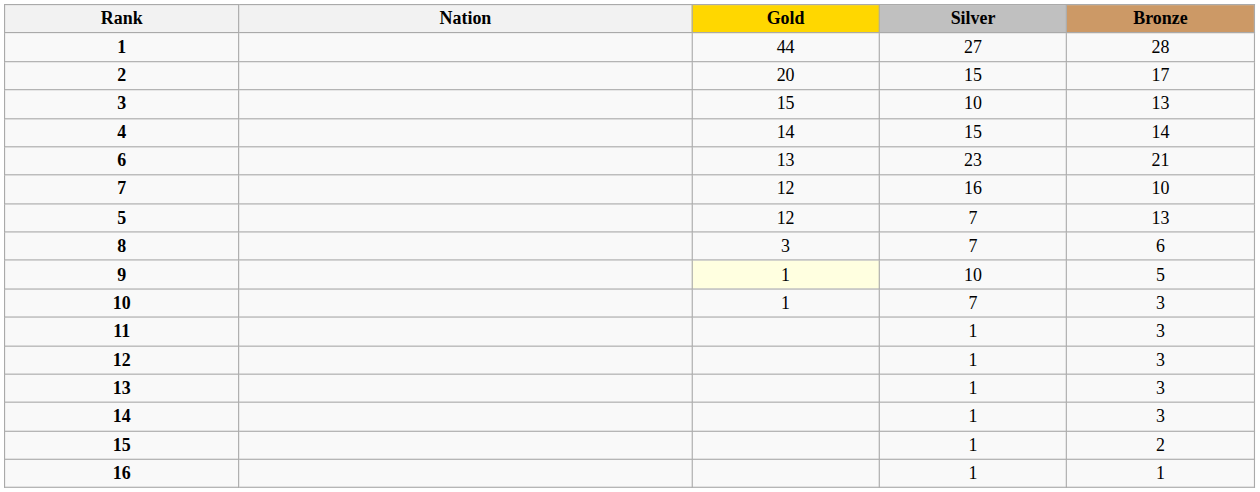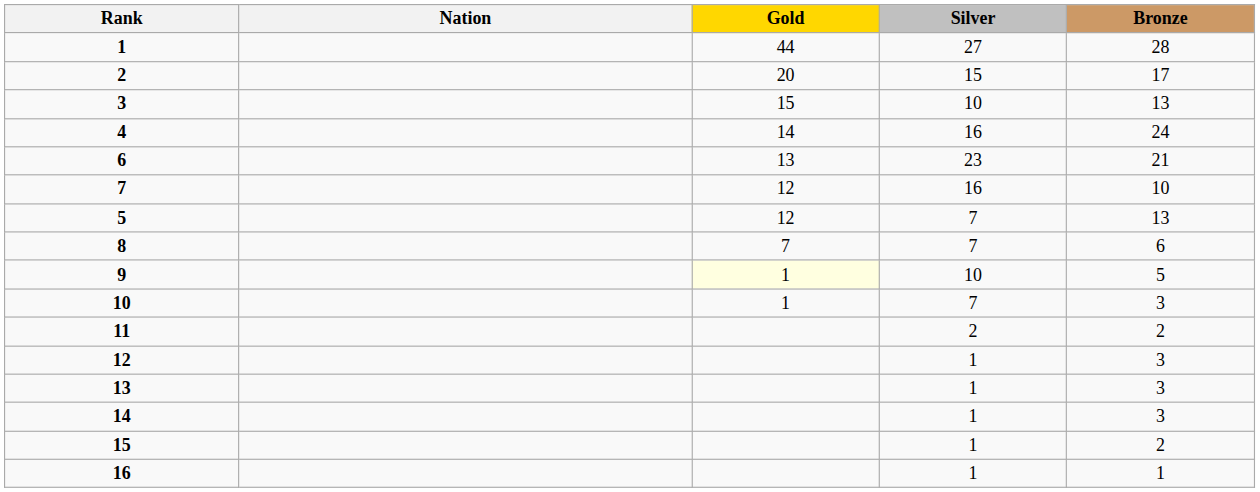(973, 132) 15 -> (973, 132) 16
(1160, 132) 14 -> (1160, 132) 24
(786, 246) 3 -> (786, 246) 7
(973, 331) 1 -> (973, 331) 2
(1160, 331) 3 -> (1160, 331) 2
